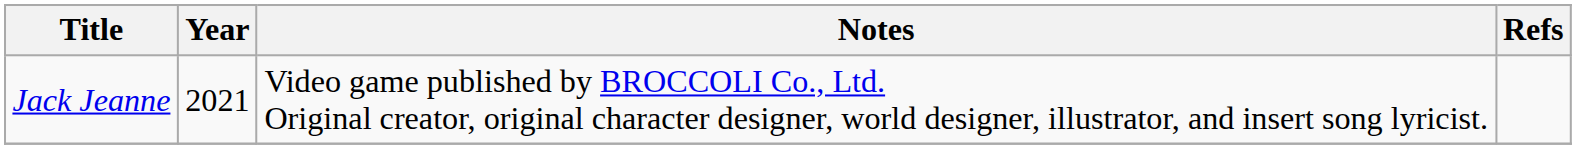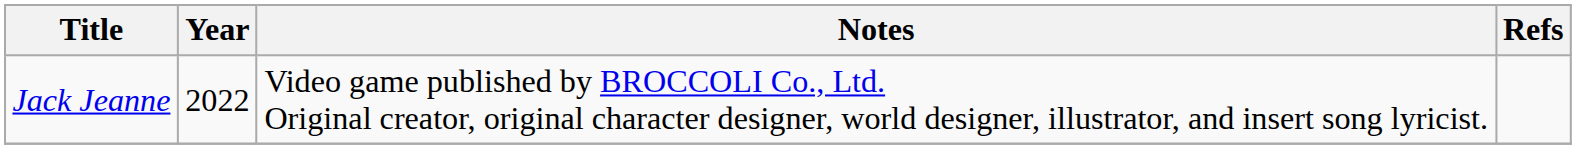(217, 99) 2021 -> (217, 99) 2022
